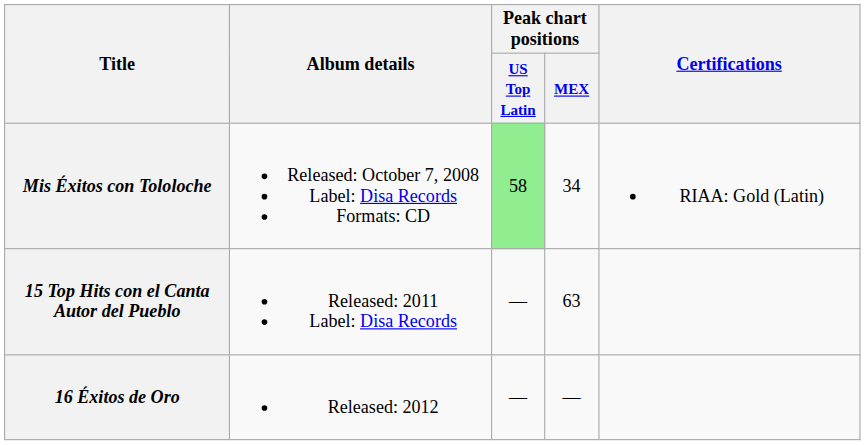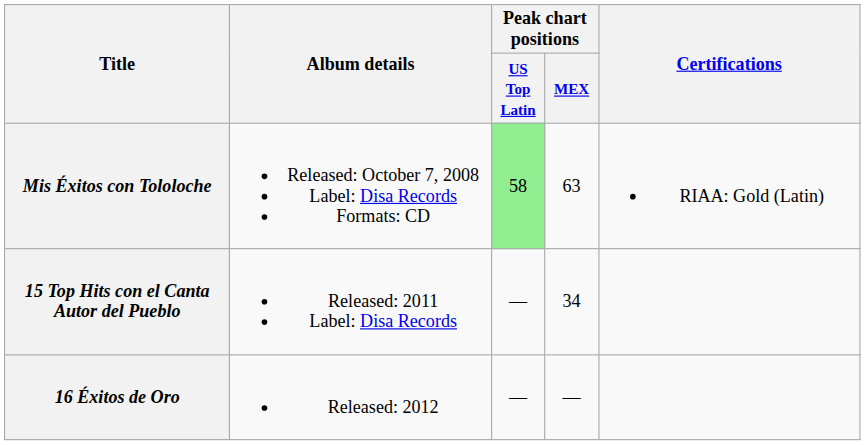(572, 185) 34 -> (572, 185) 63
(572, 301) 63 -> (572, 301) 34
